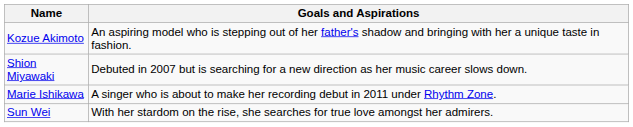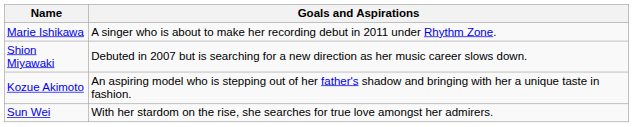rows swapped: (45, 94) <-> (45, 38)
